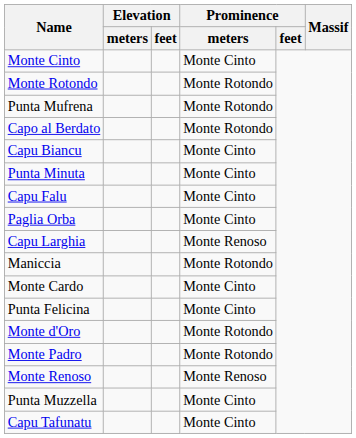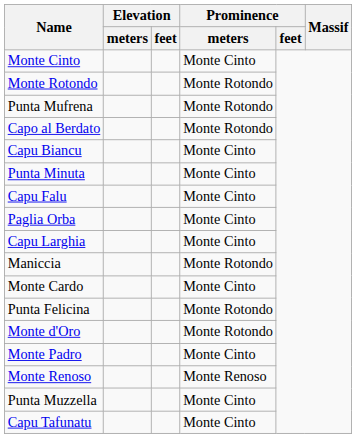(225, 241) Monte Renoso -> (219, 241) Monte Cinto
(219, 309) Monte Cinto -> (228, 309) Monte Rotondo
(228, 354) Monte Rotondo -> (219, 354) Monte Cinto
